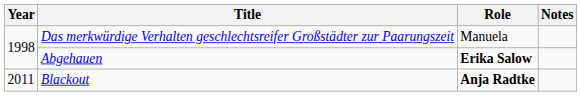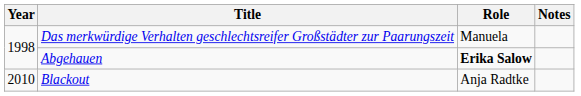(21, 79) 2011 -> (21, 79) 2010
(498, 79) bold -> (494, 79) normal
